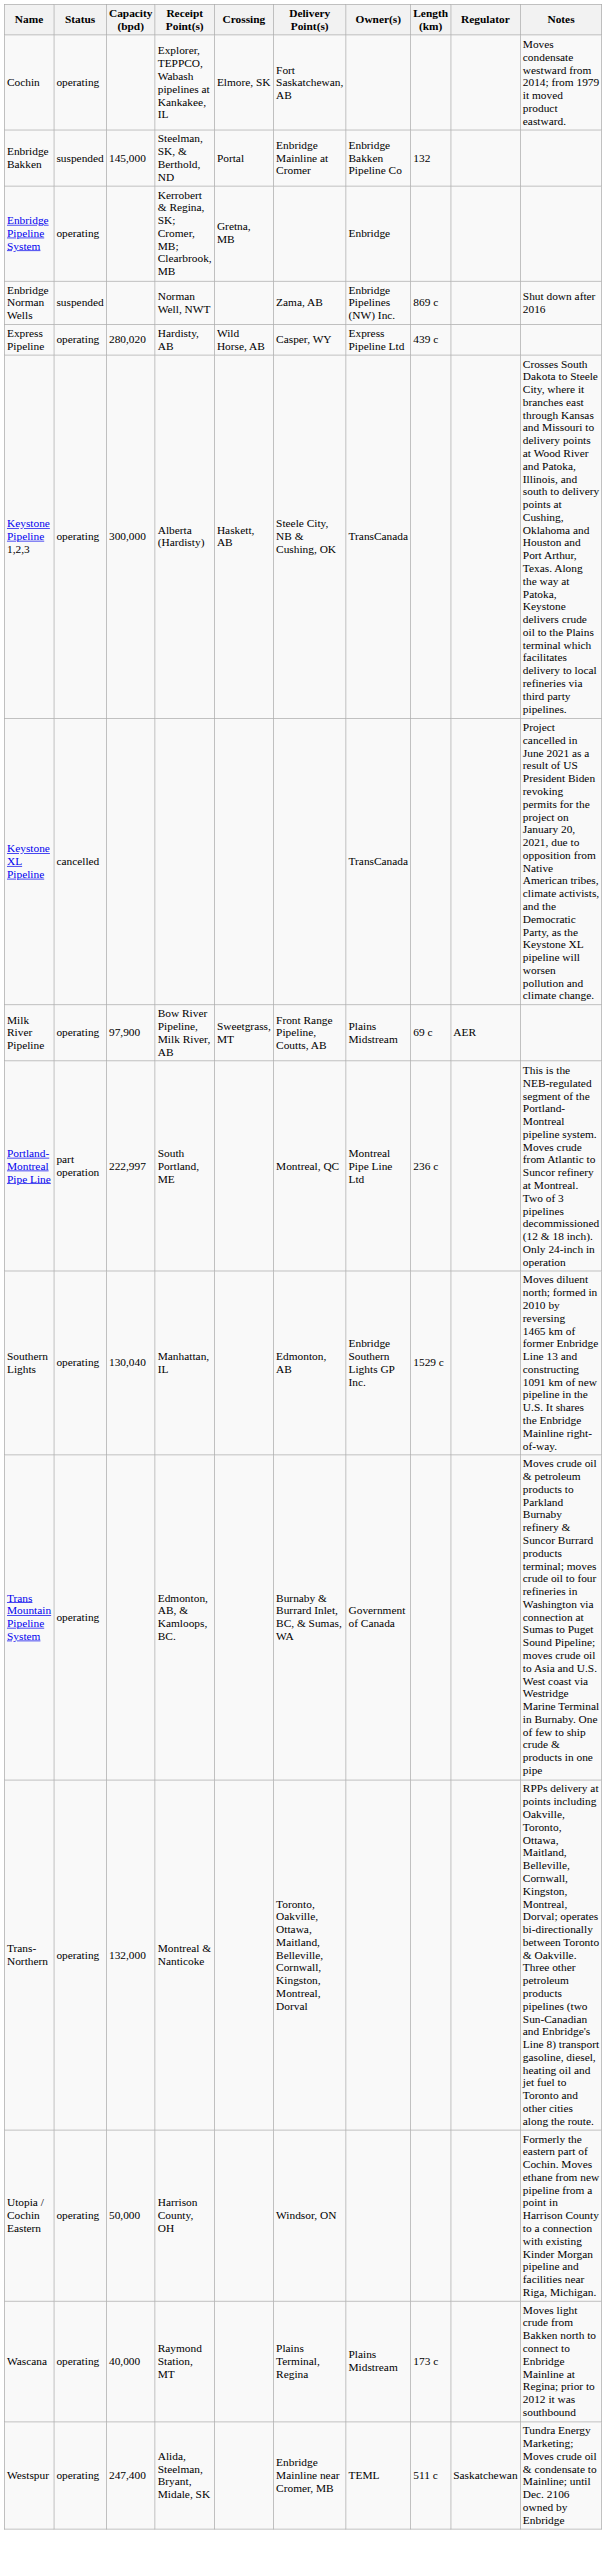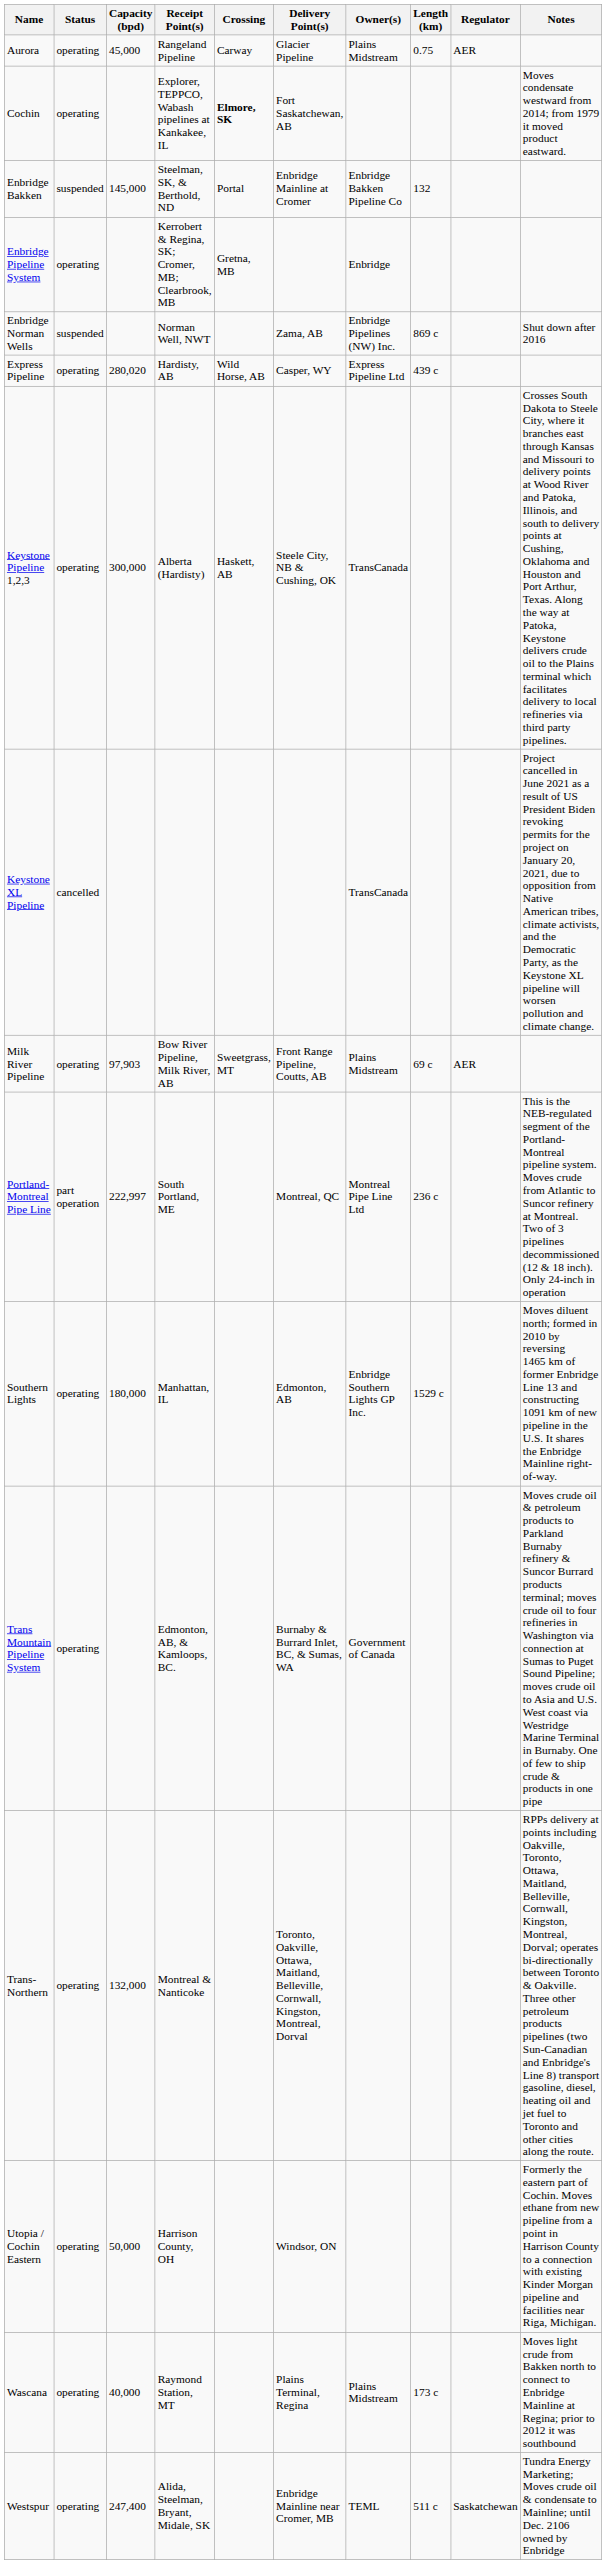+ row: (23, 50)
(244, 82) normal -> (236, 113) bold
(125, 1033) 97,900 -> (125, 1063) 97,903
(127, 1363) 130,040 -> (127, 1393) 180,000
